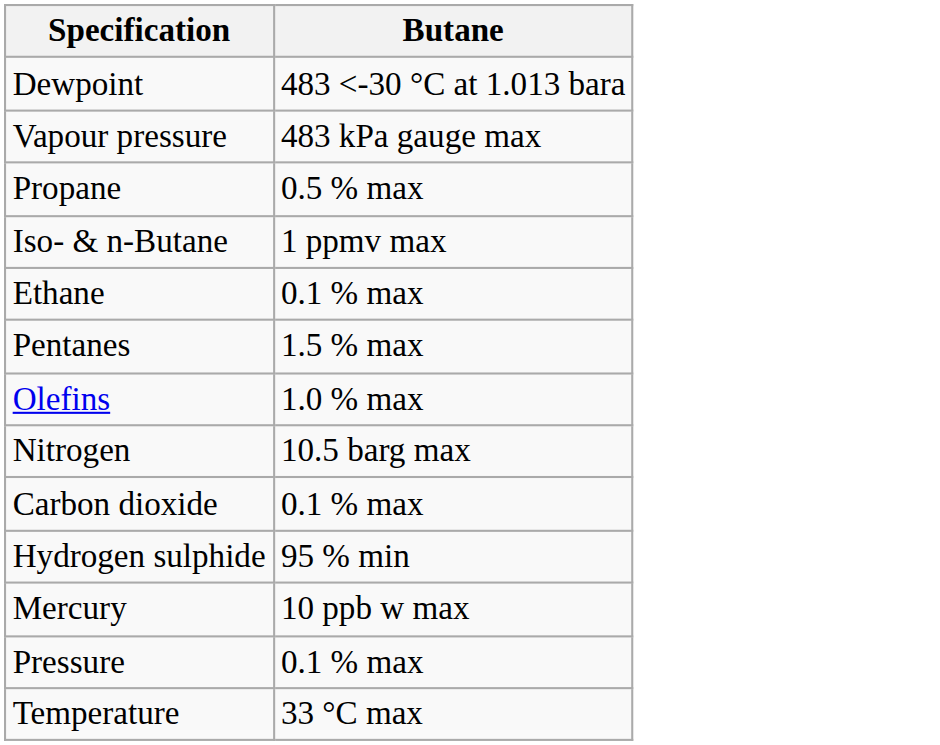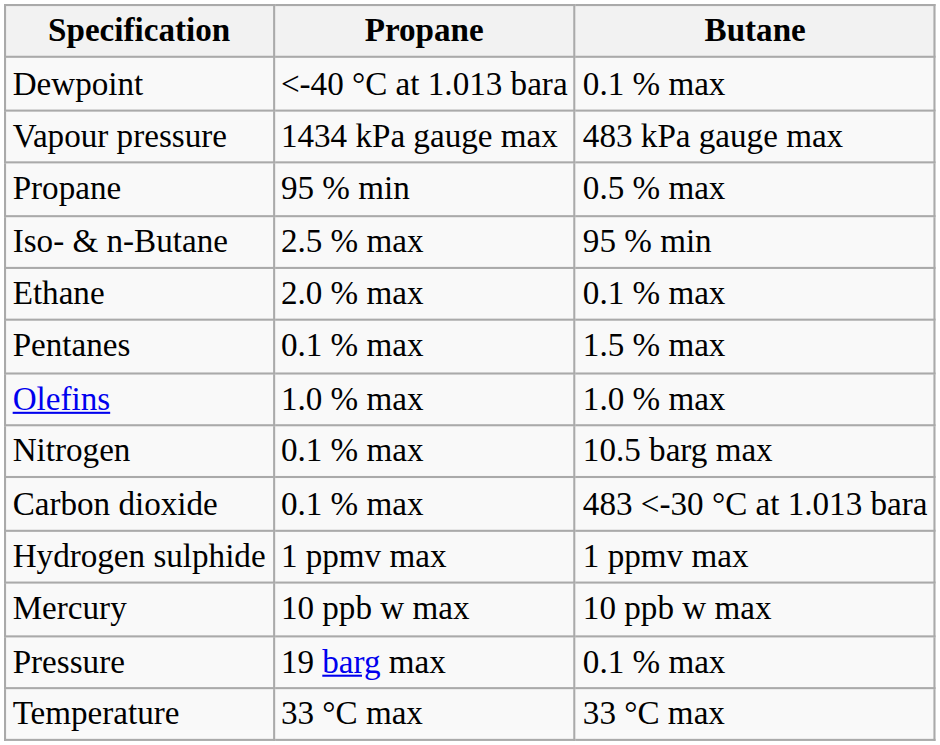+ column: (424, 30)
(453, 83) 483 <-30 °C at 1.013 bara -> (654, 83) 0.1 % max
(364, 240) 1 ppmv max -> (647, 240) 95 % min
(352, 503) 0.1 % max -> (755, 503) 483 <-30 °C at 1.013 bara
(345, 556) 95 % min -> (666, 556) 1 ppmv max
